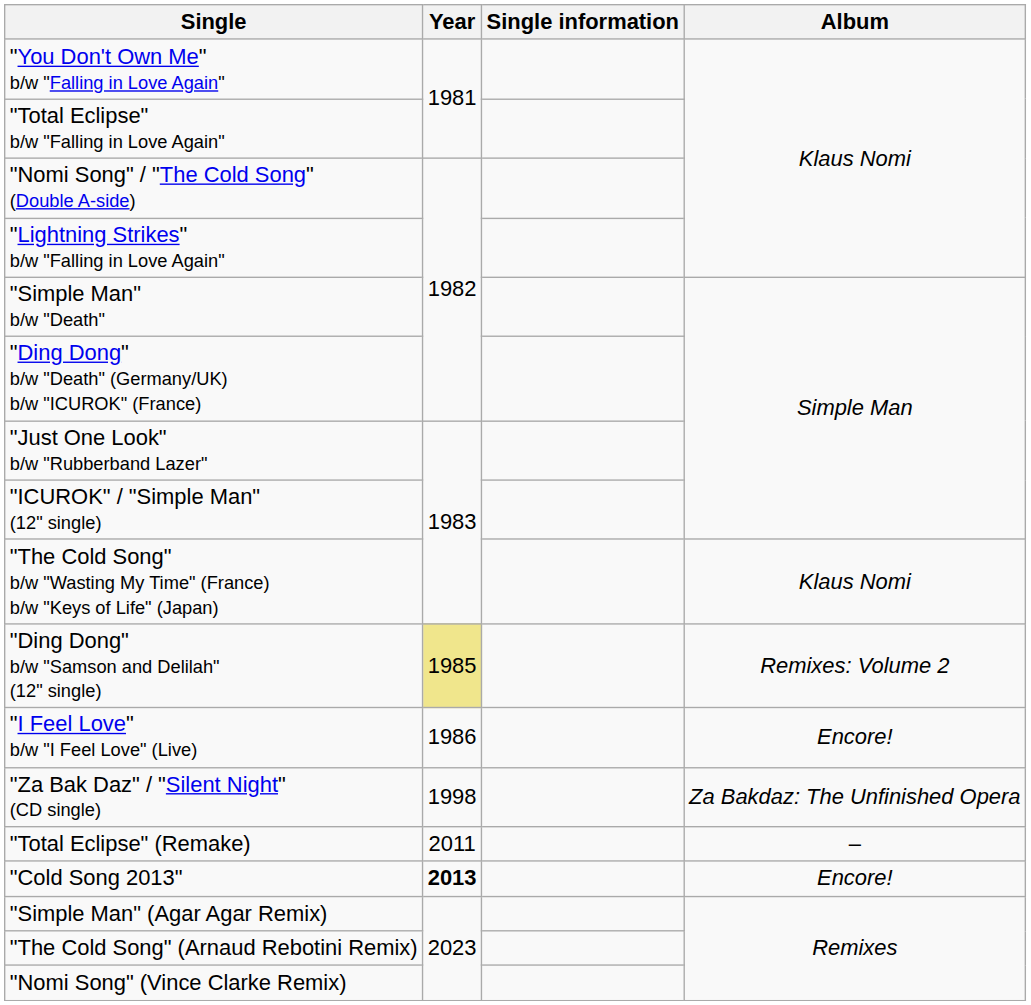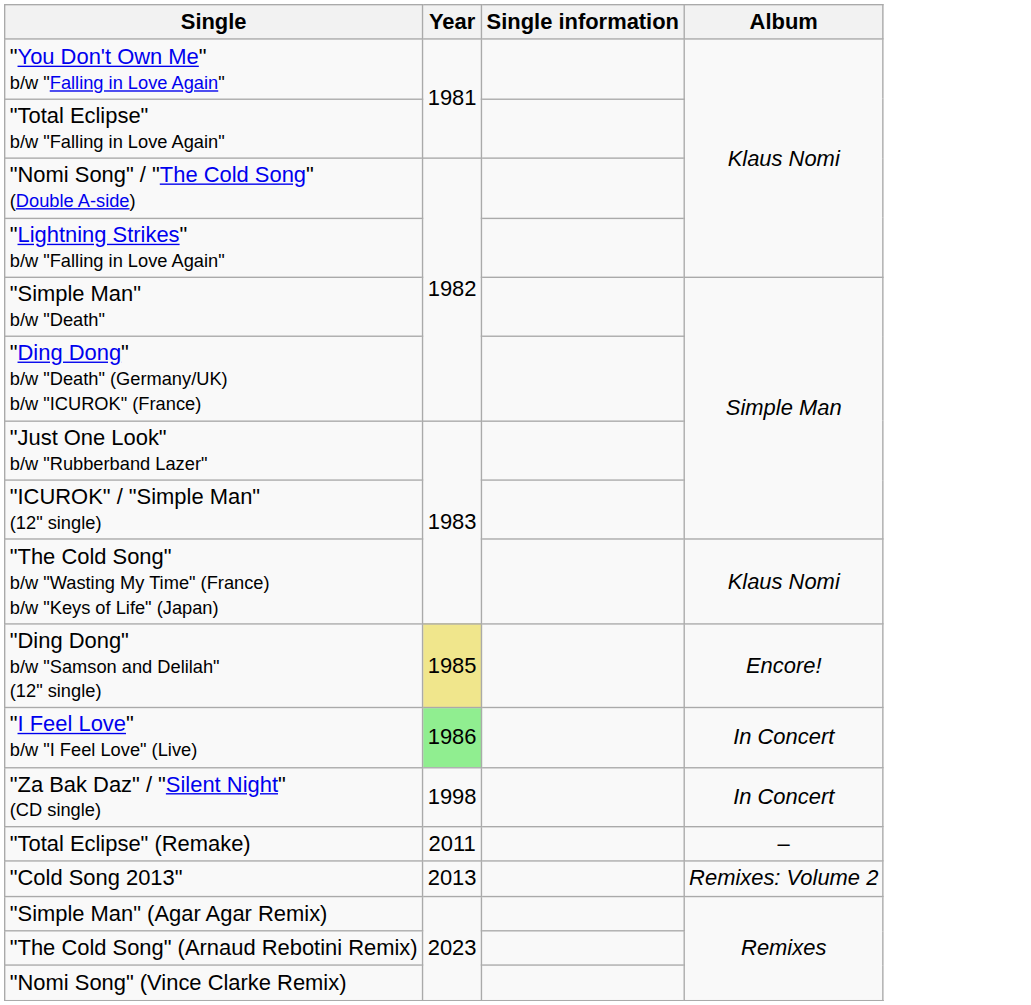(855, 665) Remixes: Volume 2 -> (784, 665) Encore!
(452, 737) no background -> (452, 737) lightgreen background
(855, 737) Encore! -> (784, 737) In Concert
(855, 796) Za Bakdaz: The Unfinished Opera -> (784, 796) In Concert
(452, 878) bold -> (452, 878) normal
(855, 878) Encore! -> (784, 878) Remixes: Volume 2
